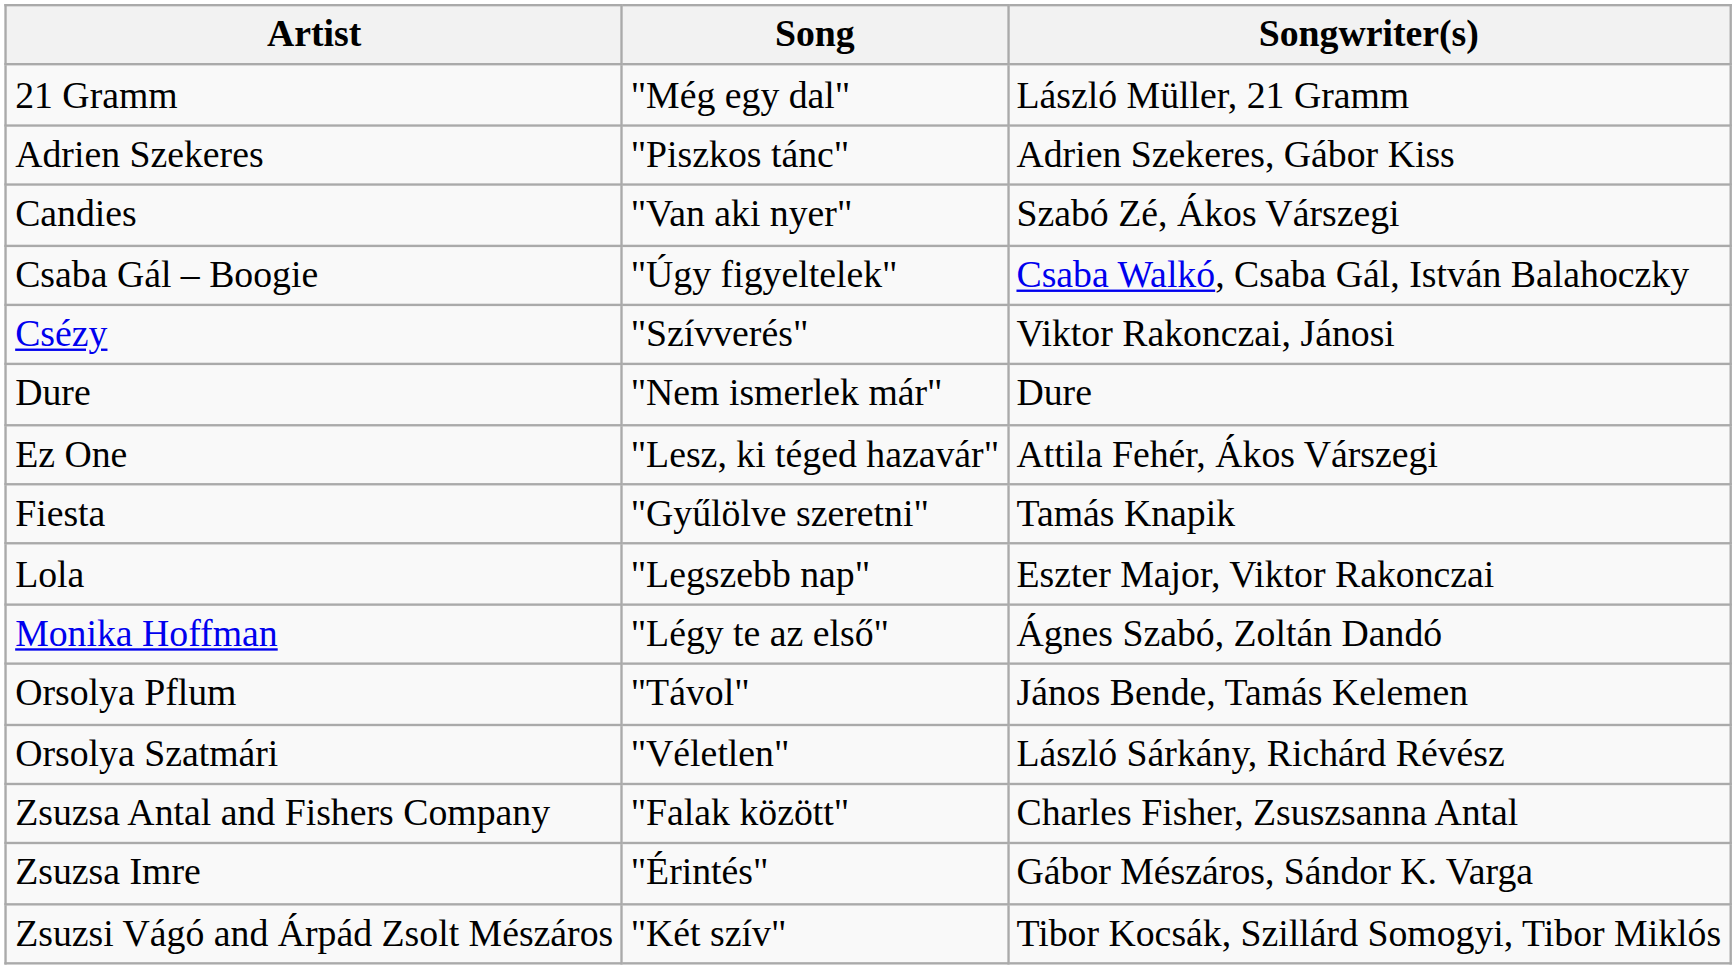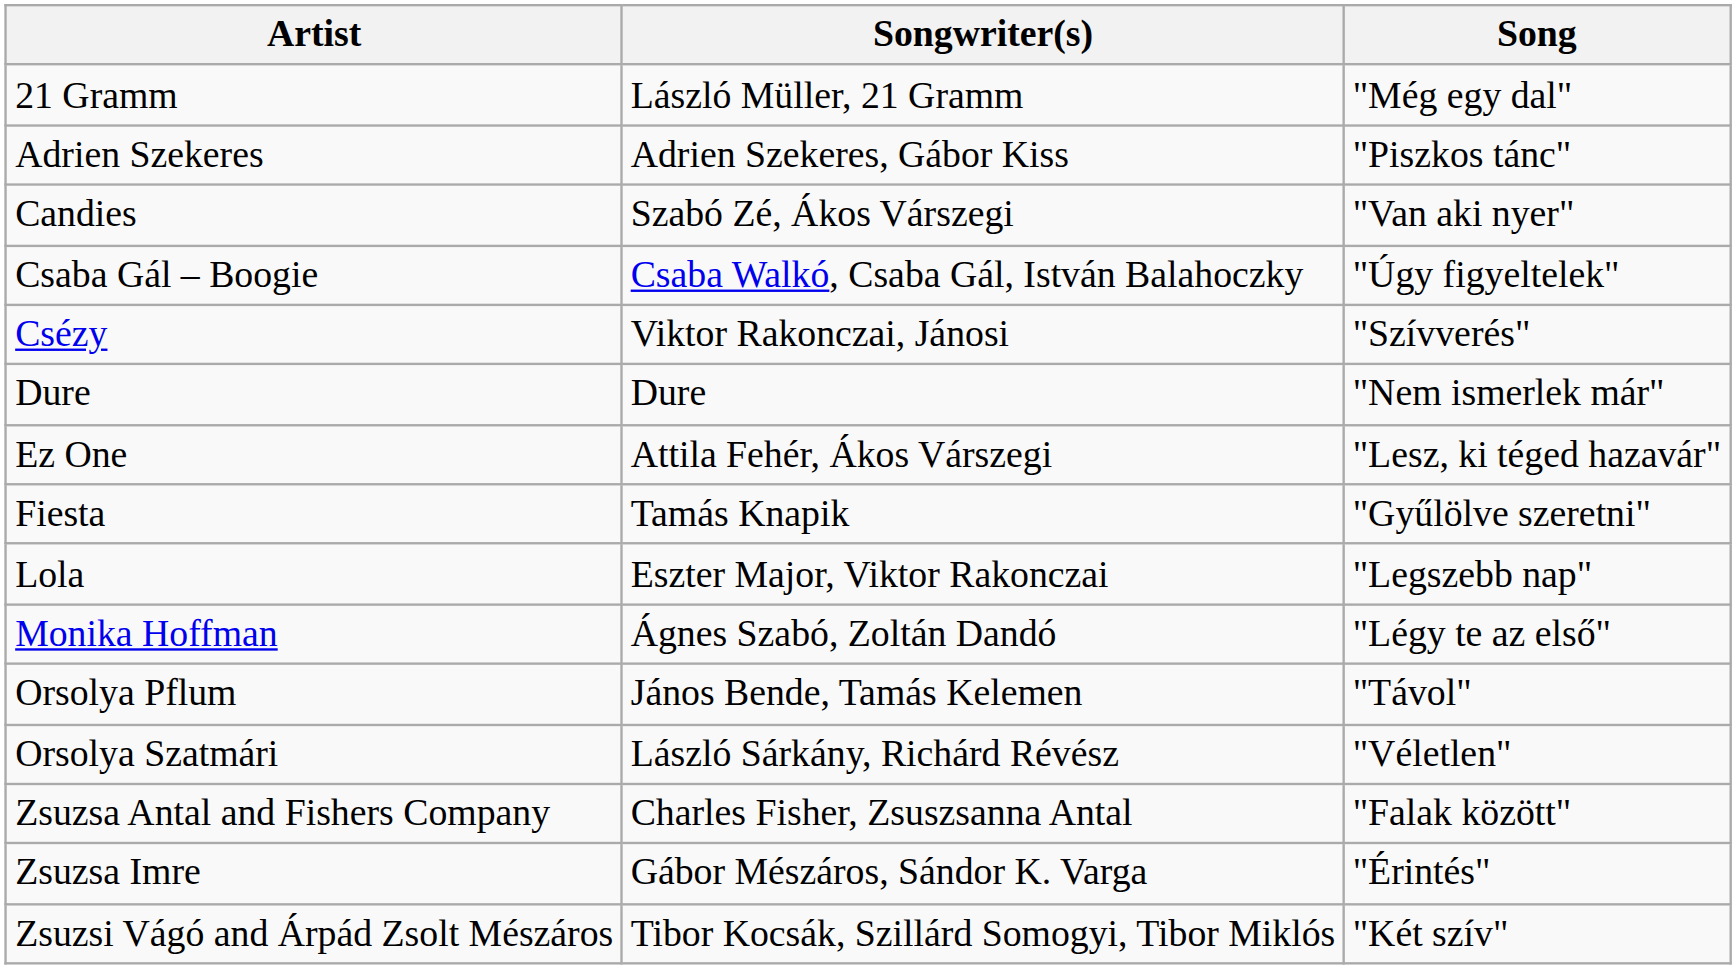columns swapped: (815, 34) <-> (1369, 34)
